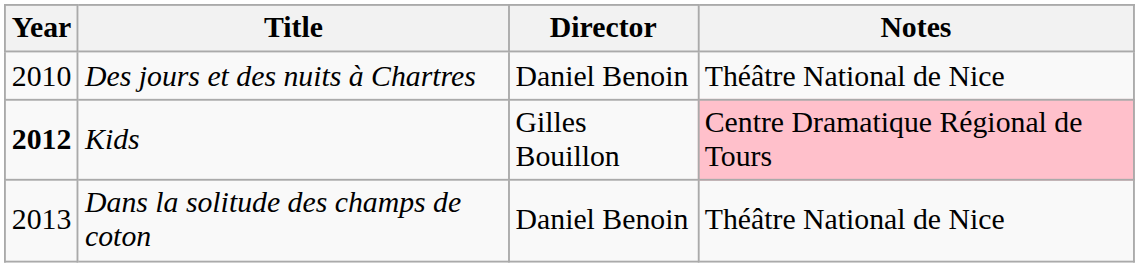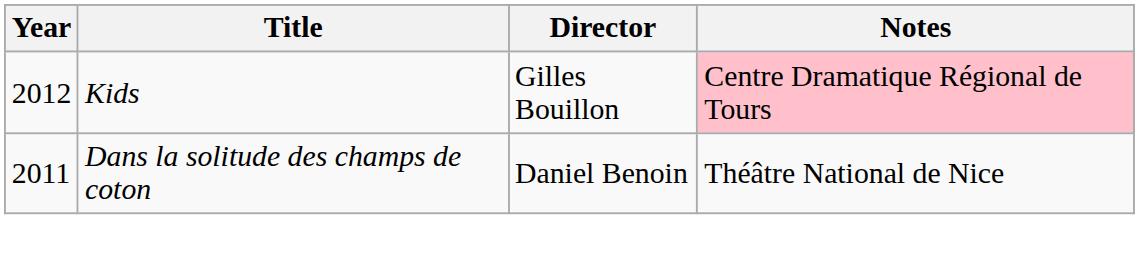- row: (280, 75)
(42, 139) bold -> (42, 92) normal
(42, 219) 2013 -> (41, 172) 2011
